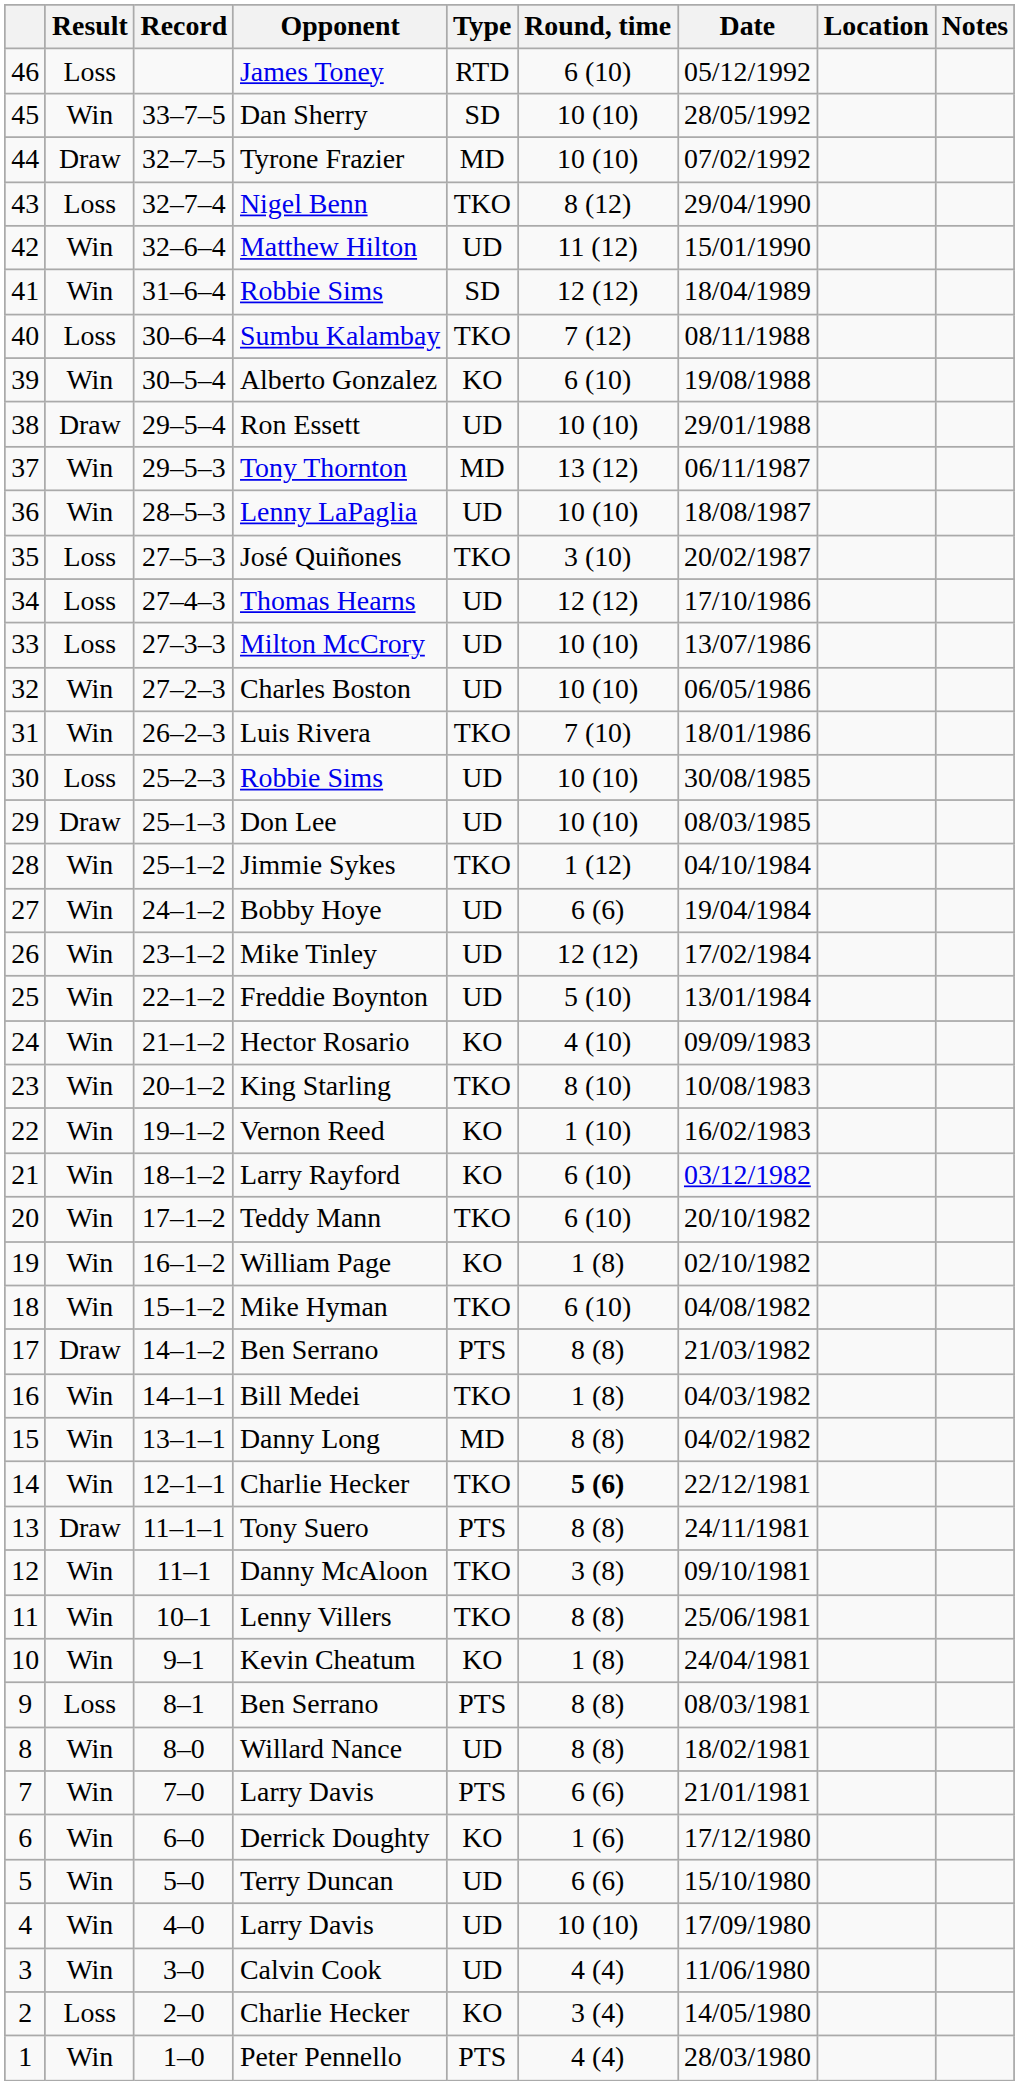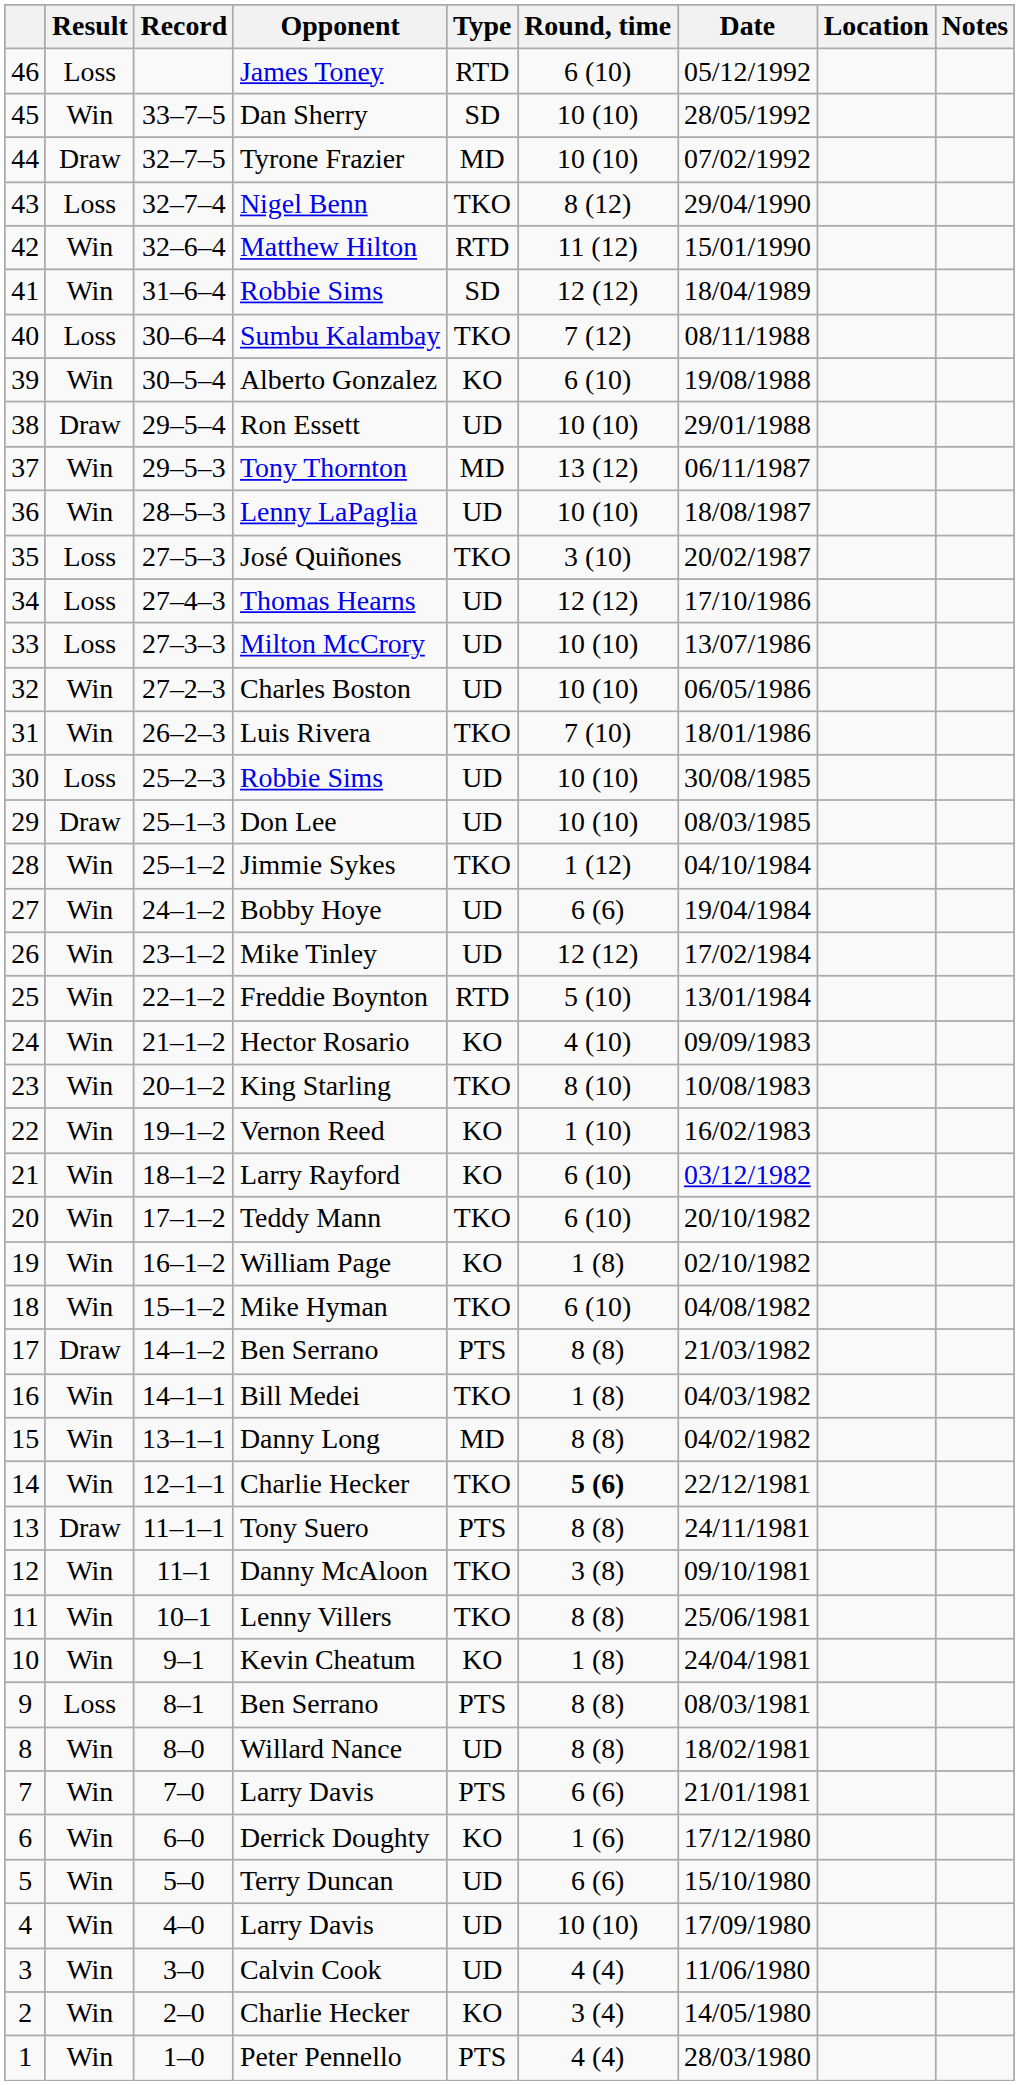(482, 247) UD -> (482, 247) RTD
(482, 997) UD -> (482, 997) RTD
(90, 2013) Loss -> (90, 2013) Win
